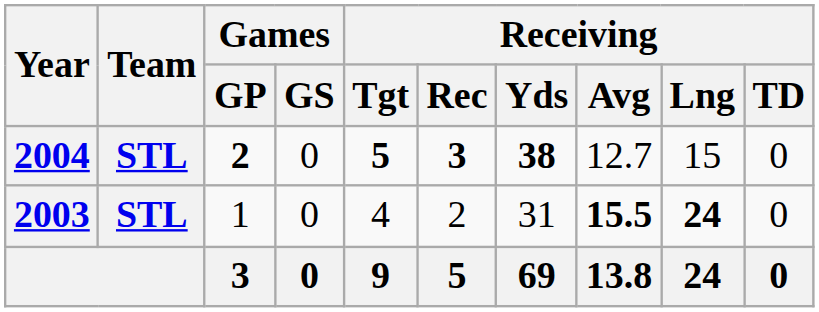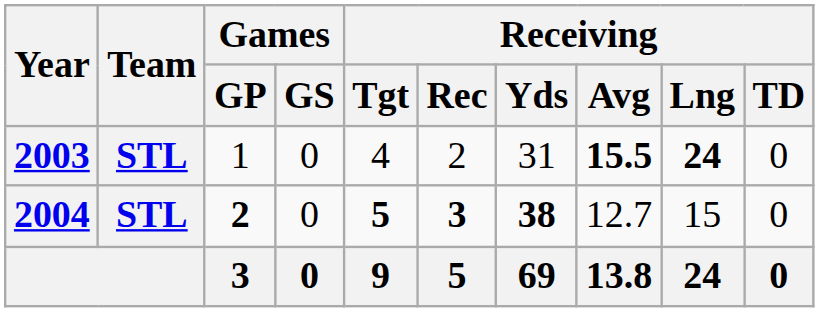rows swapped: (52, 214) <-> (52, 154)
